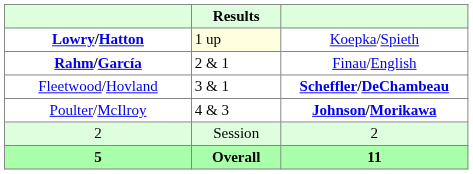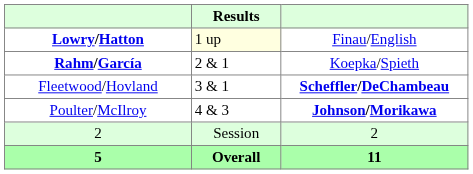(374, 39) Koepka/Spieth -> (374, 39) Finau/English
(374, 63) Finau/English -> (374, 63) Koepka/Spieth
